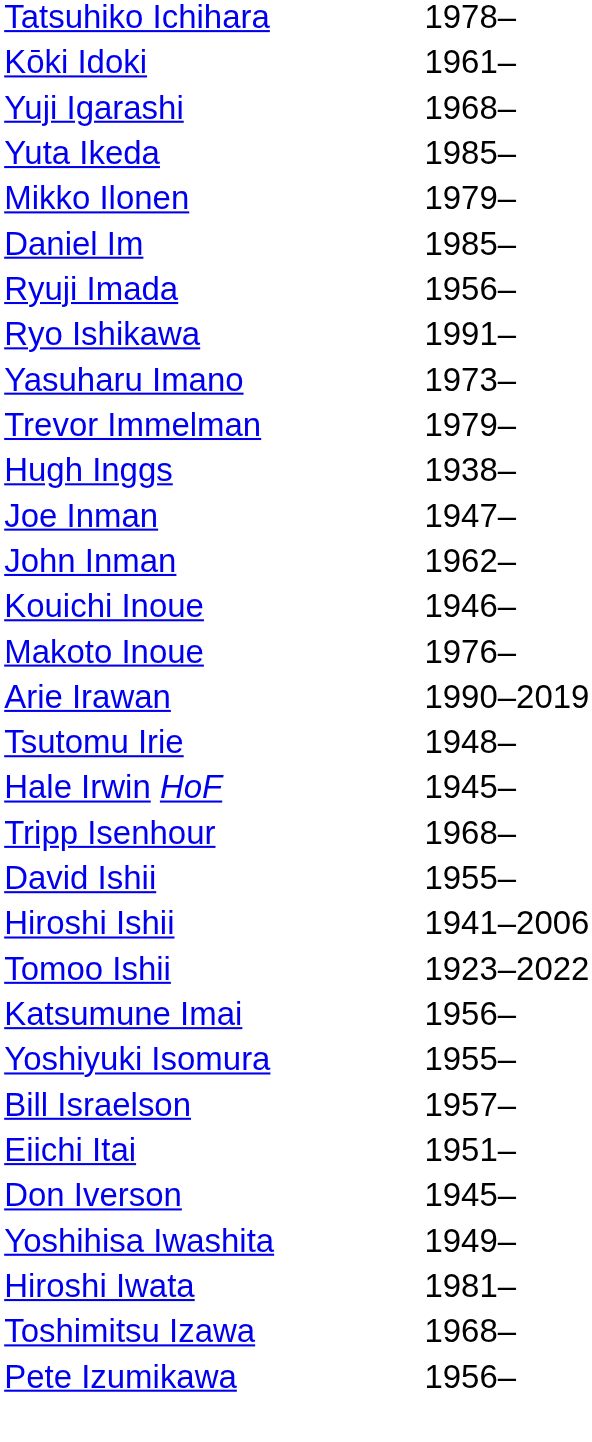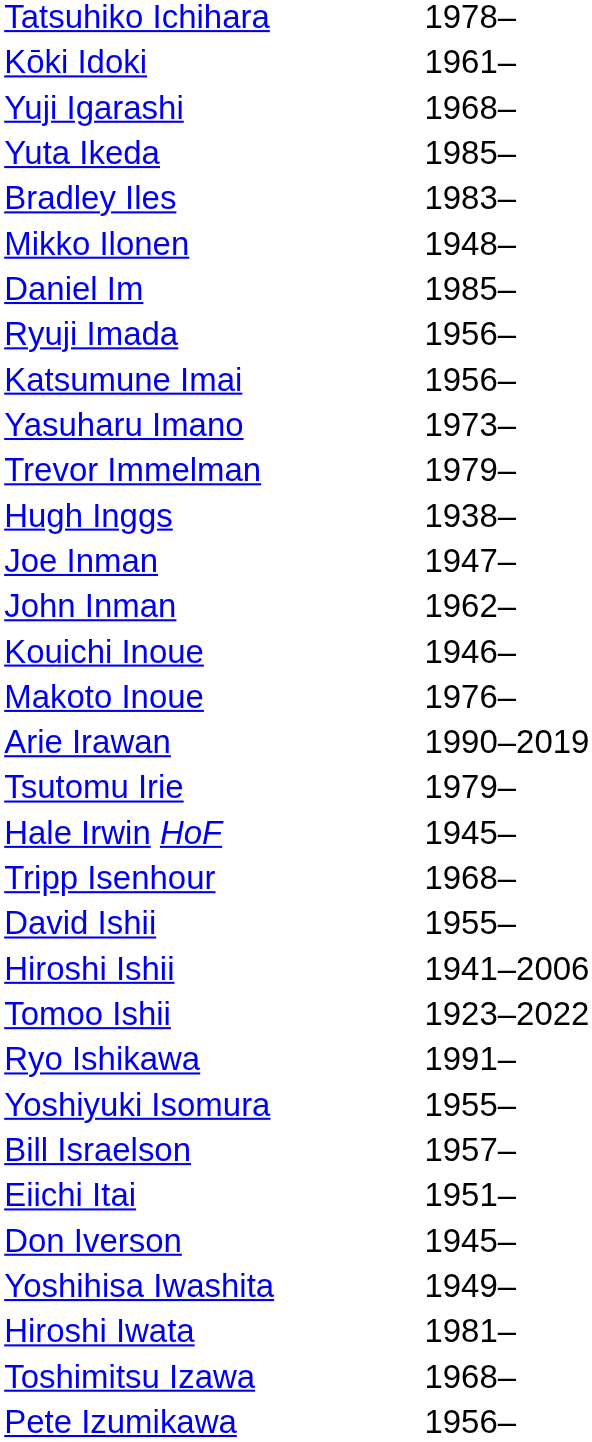+ row: (90, 198)
(470, 198) 1979– -> (470, 243) 1948–
rows swapped: (123, 1014) <-> (102, 334)
(470, 742) 1948– -> (470, 787) 1979–
